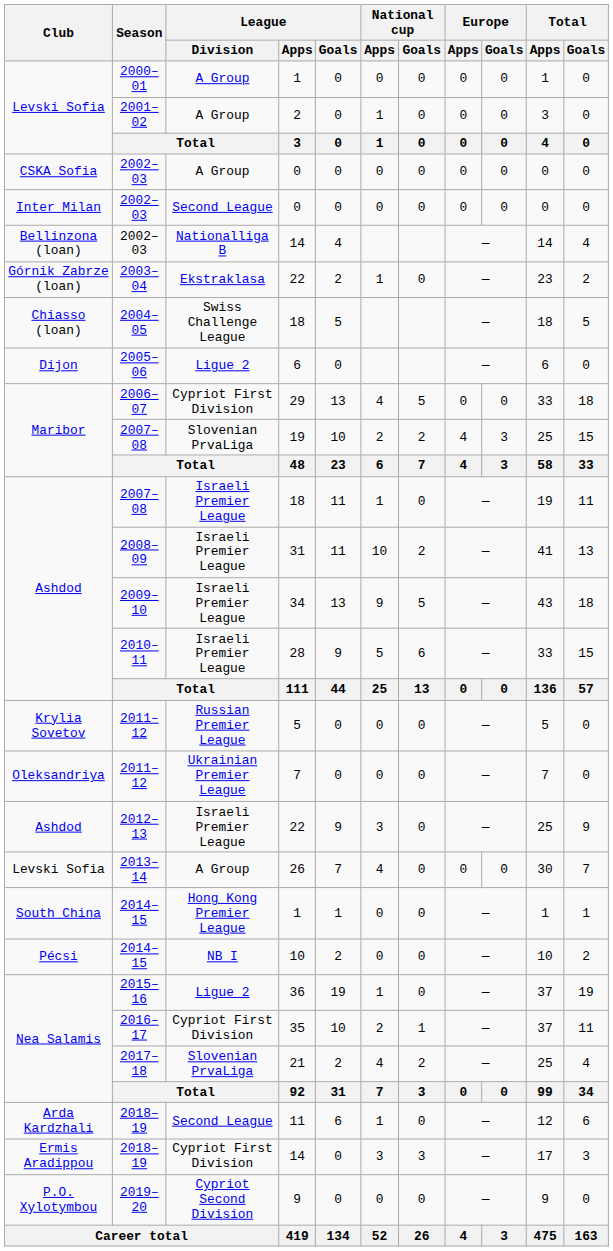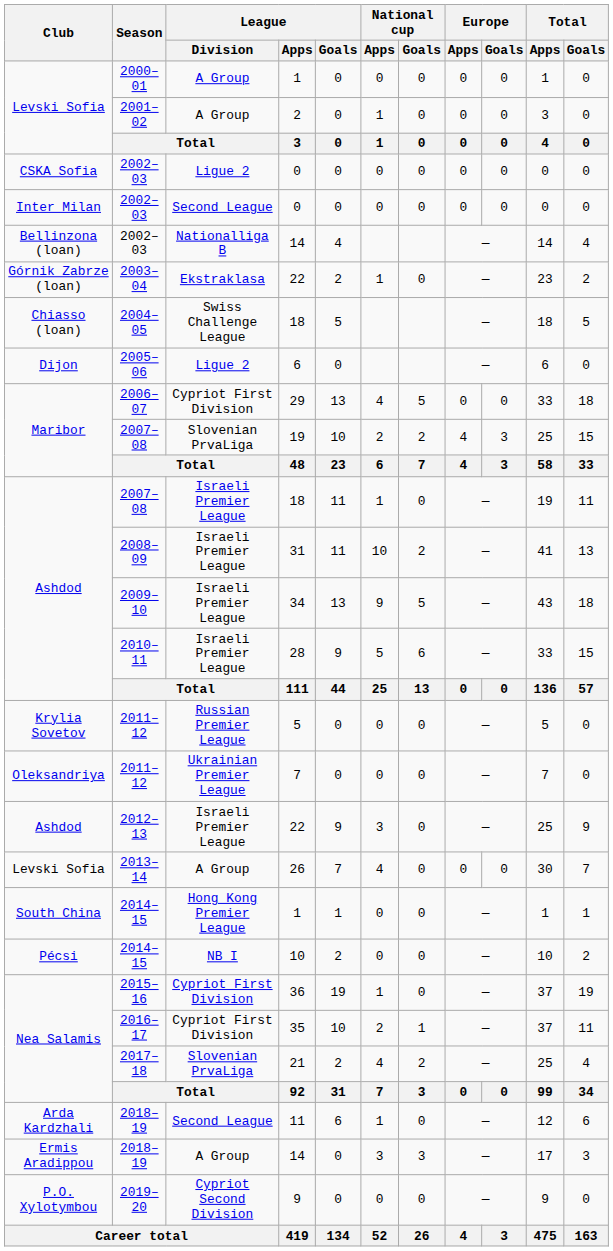(222, 172) A Group -> (222, 172) Ligue 2
(222, 992) Ligue 2 -> (222, 992) Cypriot First Division
(222, 1157) Cypriot First Division -> (222, 1157) A Group
